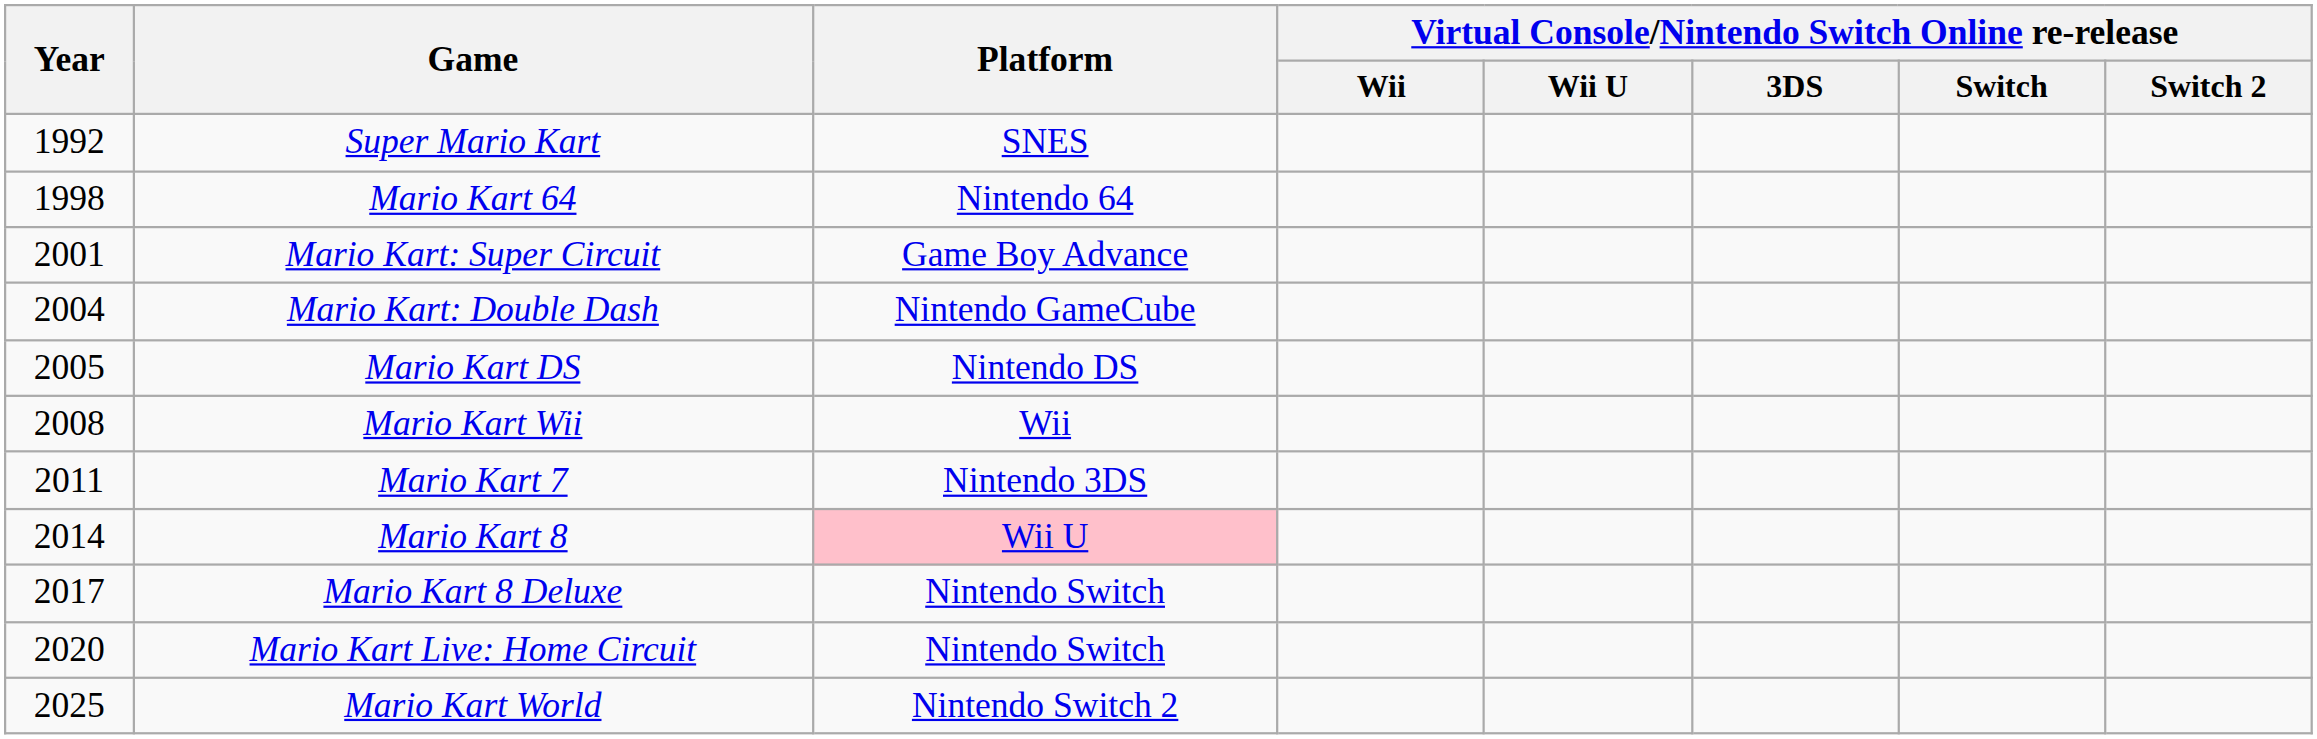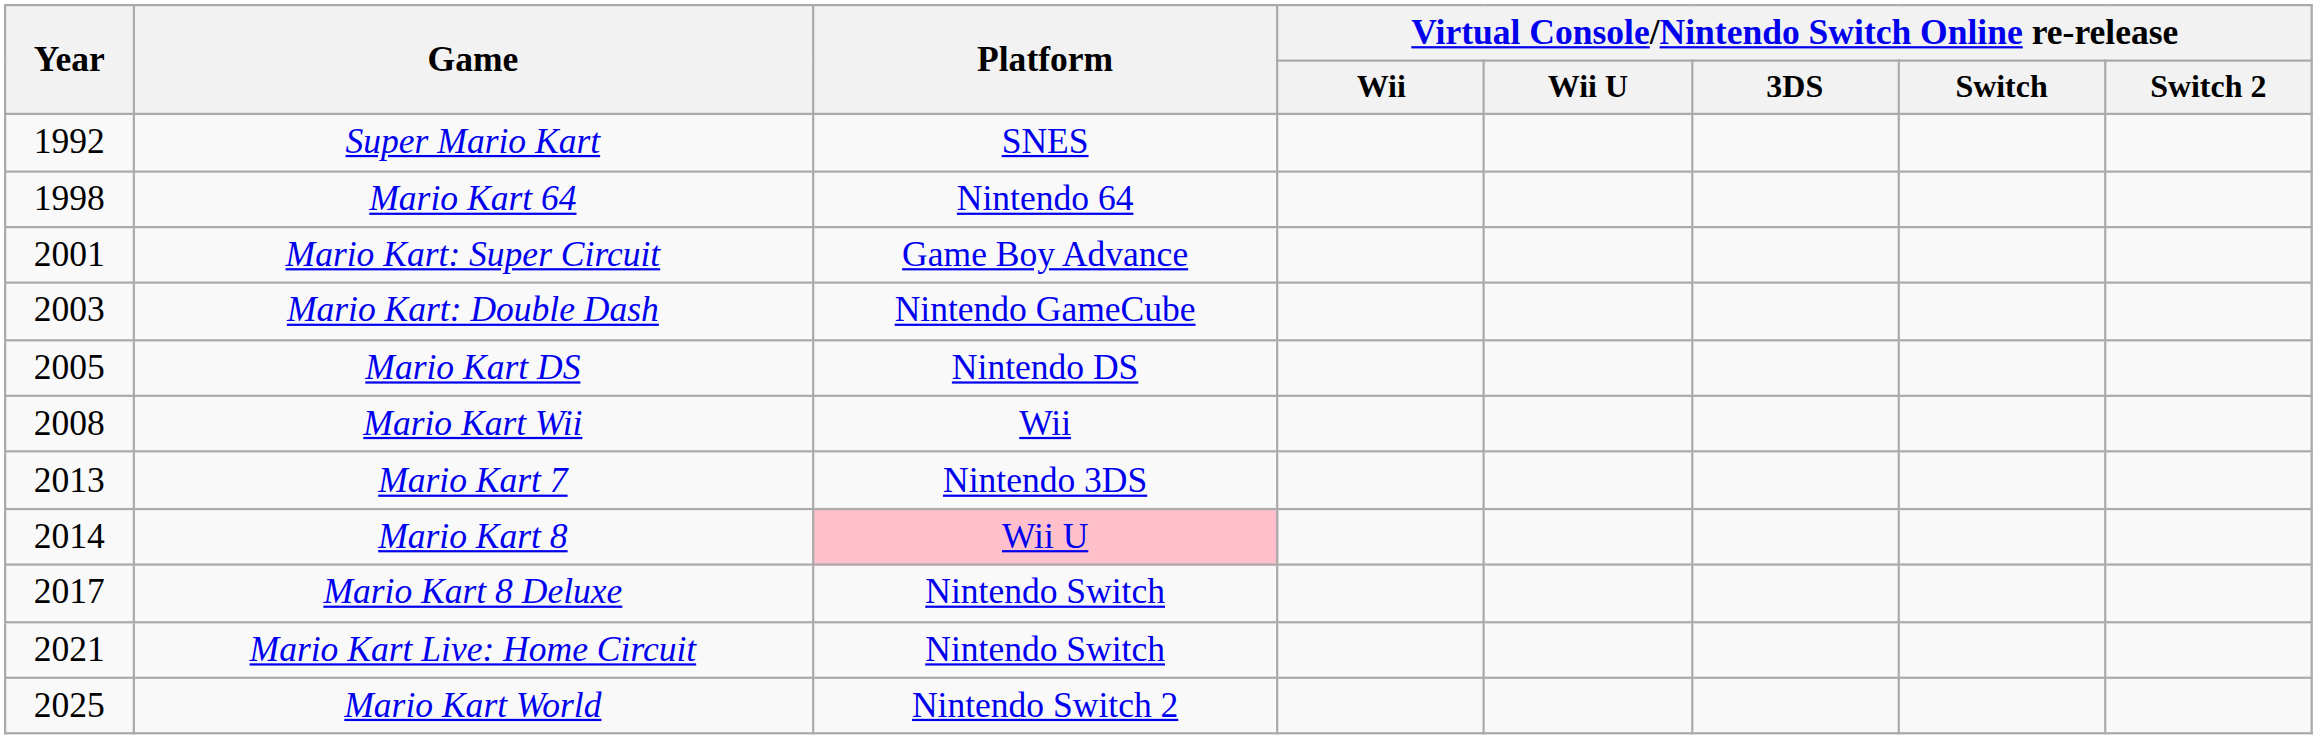(69, 310) 2004 -> (69, 310) 2003
(69, 479) 2011 -> (69, 479) 2013
(69, 648) 2020 -> (69, 648) 2021
